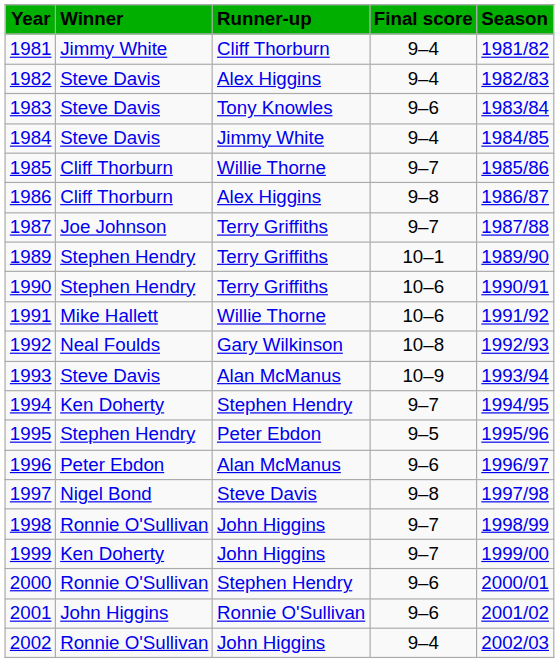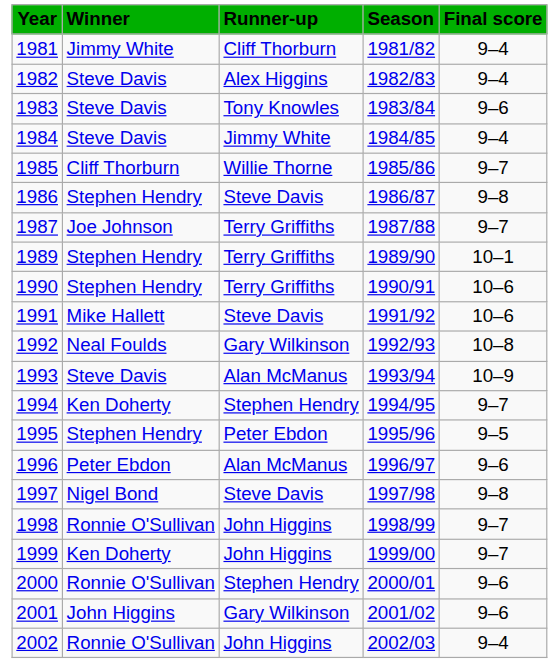columns swapped: (423, 19) <-> (515, 19)
(116, 197) Cliff Thorburn -> (134, 197) Stephen Hendry
(269, 197) Alex Higgins -> (273, 197) Steve Davis
(271, 316) Willie Thorne -> (273, 316) Steve Davis
(291, 613) Ronnie O'Sullivan -> (286, 613) Gary Wilkinson
